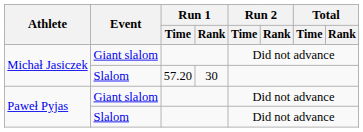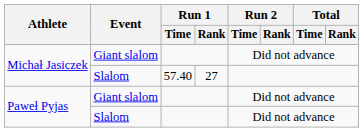(178, 76) 57.20 -> (178, 76) 57.40
(212, 76) 30 -> (212, 76) 27
